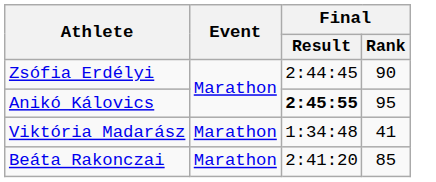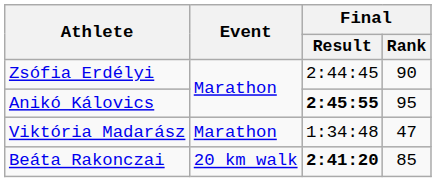(386, 132) 41 -> (407, 132) 47
(235, 161) Marathon -> (246, 161) 20 km walk
(322, 161) normal -> (342, 161) bold
